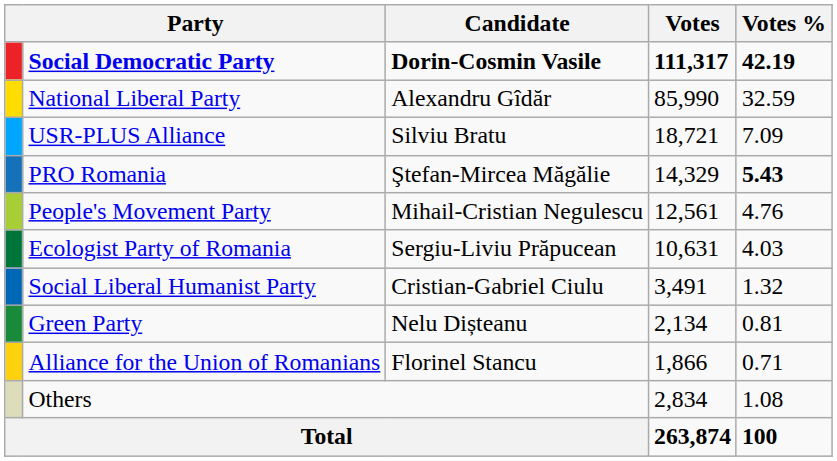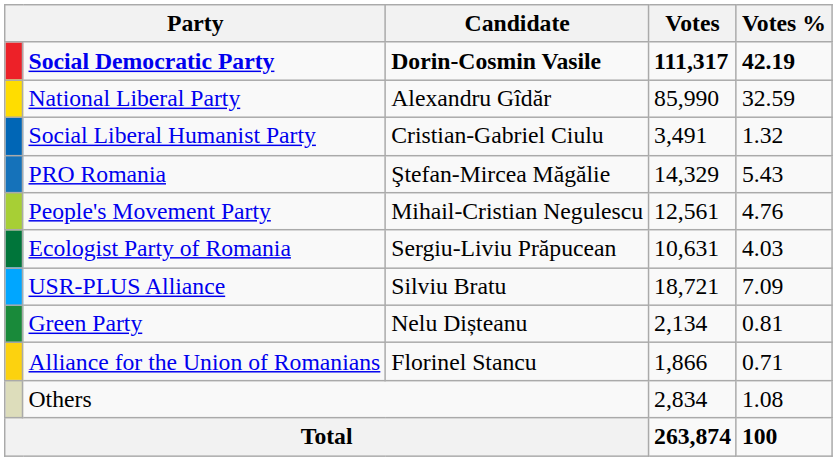rows swapped: (127, 135) <-> (172, 286)
(763, 173) bold -> (763, 173) normal
